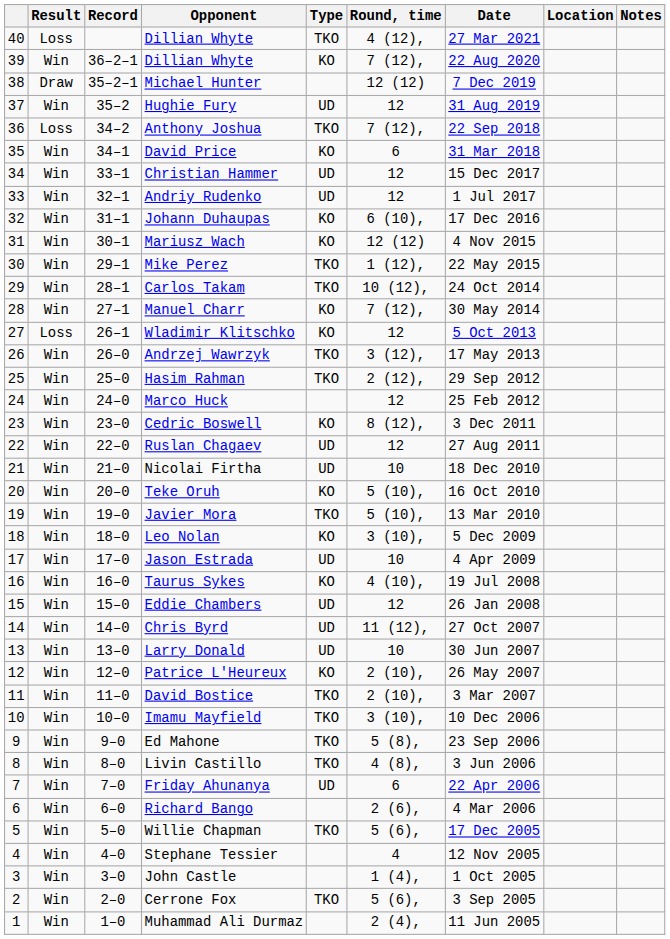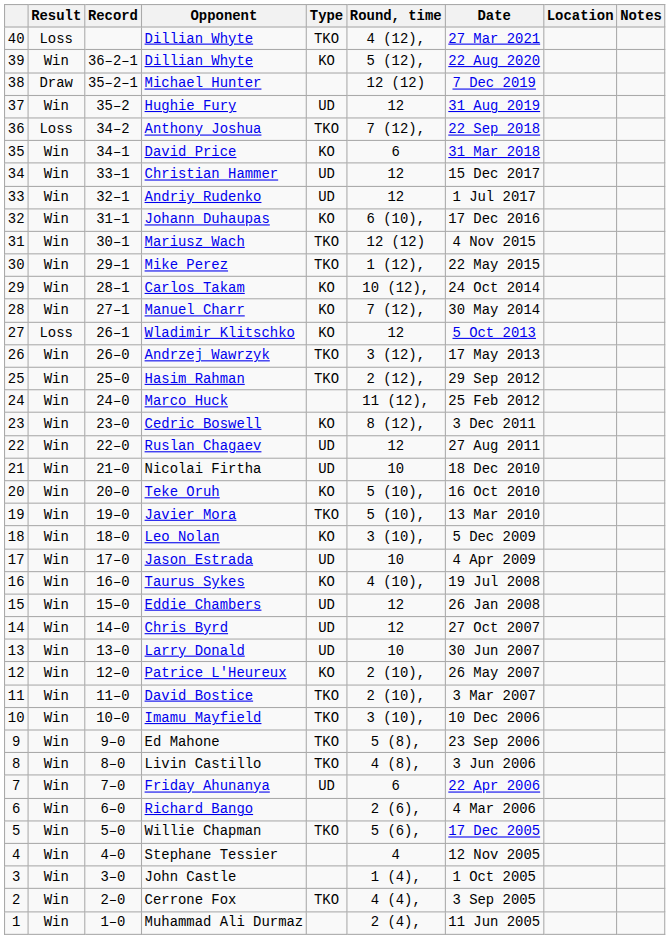(396, 61) 7 (12), -> (396, 61) 5 (12),
(327, 243) KO -> (327, 243) TKO
(327, 288) TKO -> (327, 288) KO
(396, 401) 12 -> (396, 401) 11 (12),
(396, 628) 11 (12), -> (396, 628) 12
(396, 900) 5 (6), -> (396, 900) 4 (4),
